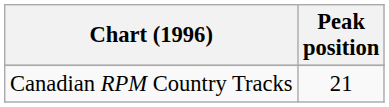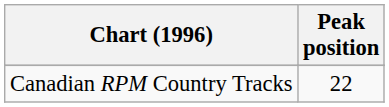(341, 83) 21 -> (341, 83) 22
